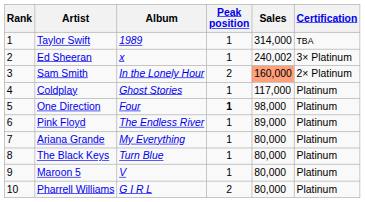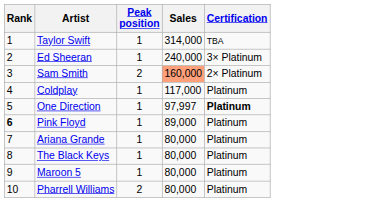- column: (162, 18)
(273, 57) 240,002 -> (183, 57) 240,000
(229, 106) bold -> (139, 106) normal
(270, 106) 98,000 -> (180, 106) 97,997
(317, 106) normal -> (229, 106) bold
(10, 123) normal -> (10, 123) bold
